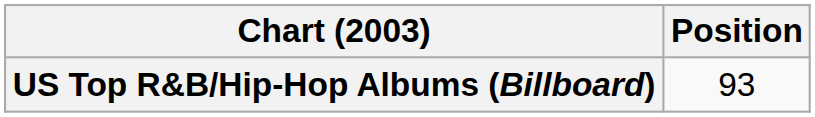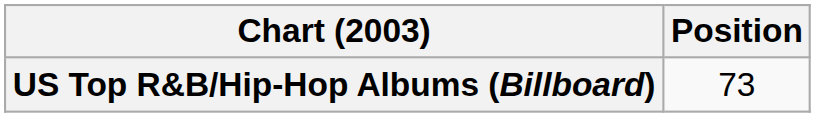(737, 84) 93 -> (737, 84) 73
